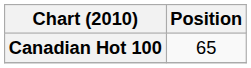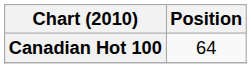(206, 47) 65 -> (206, 47) 64
